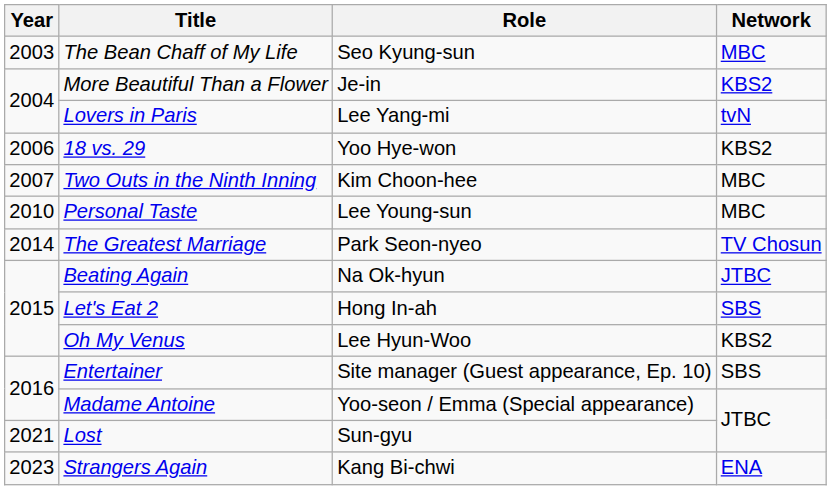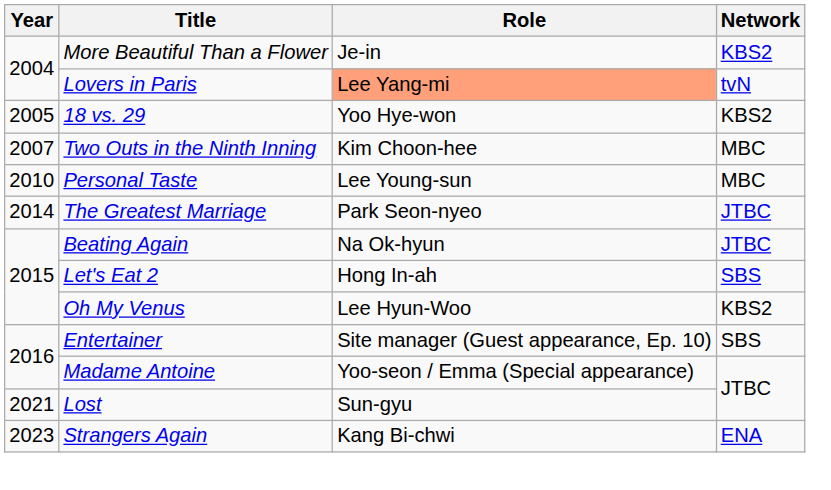- row: (181, 52)
(393, 116) no background -> (393, 84) lightsalmon background
(32, 148) 2006 -> (32, 116) 2005
(771, 244) TV Chosun -> (746, 212) JTBC
